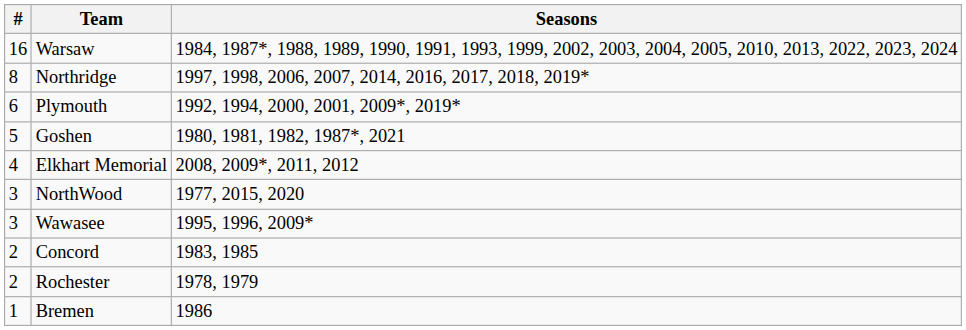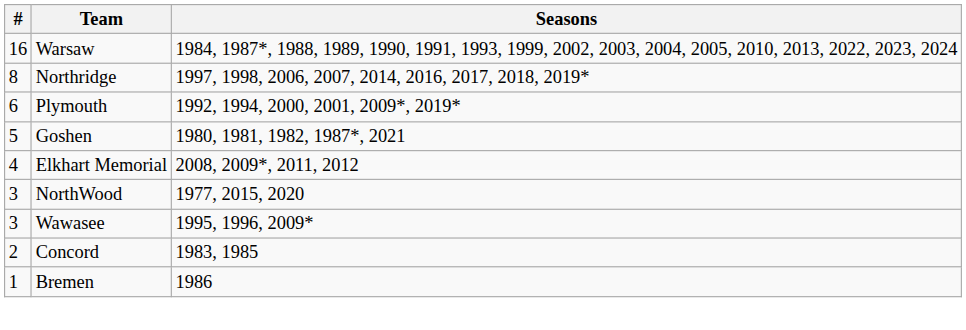- row: (72, 281)
